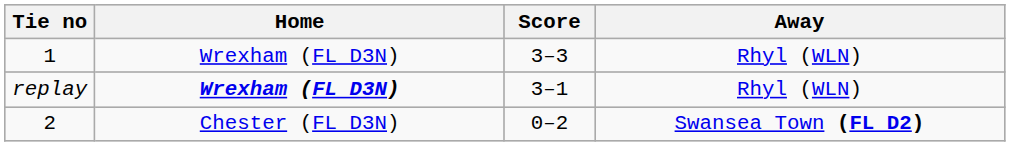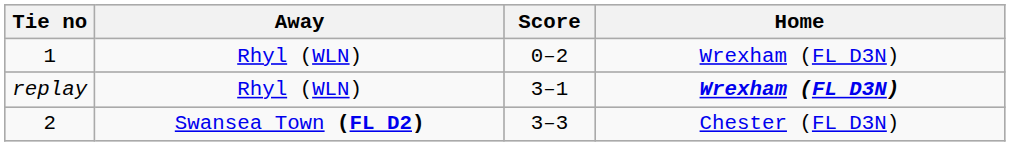columns swapped: (300, 22) <-> (799, 22)
(550, 56) 3–3 -> (550, 56) 0–2
(550, 123) 0–2 -> (550, 123) 3–3
